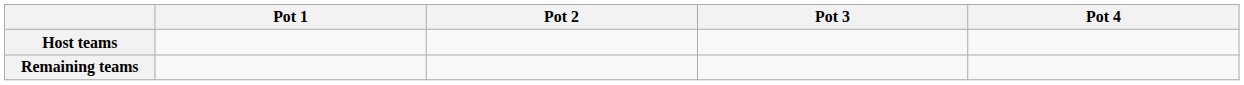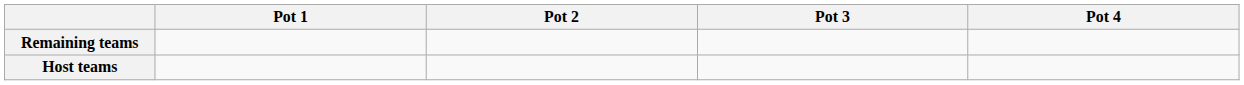rows swapped: (80, 42) <-> (80, 67)
